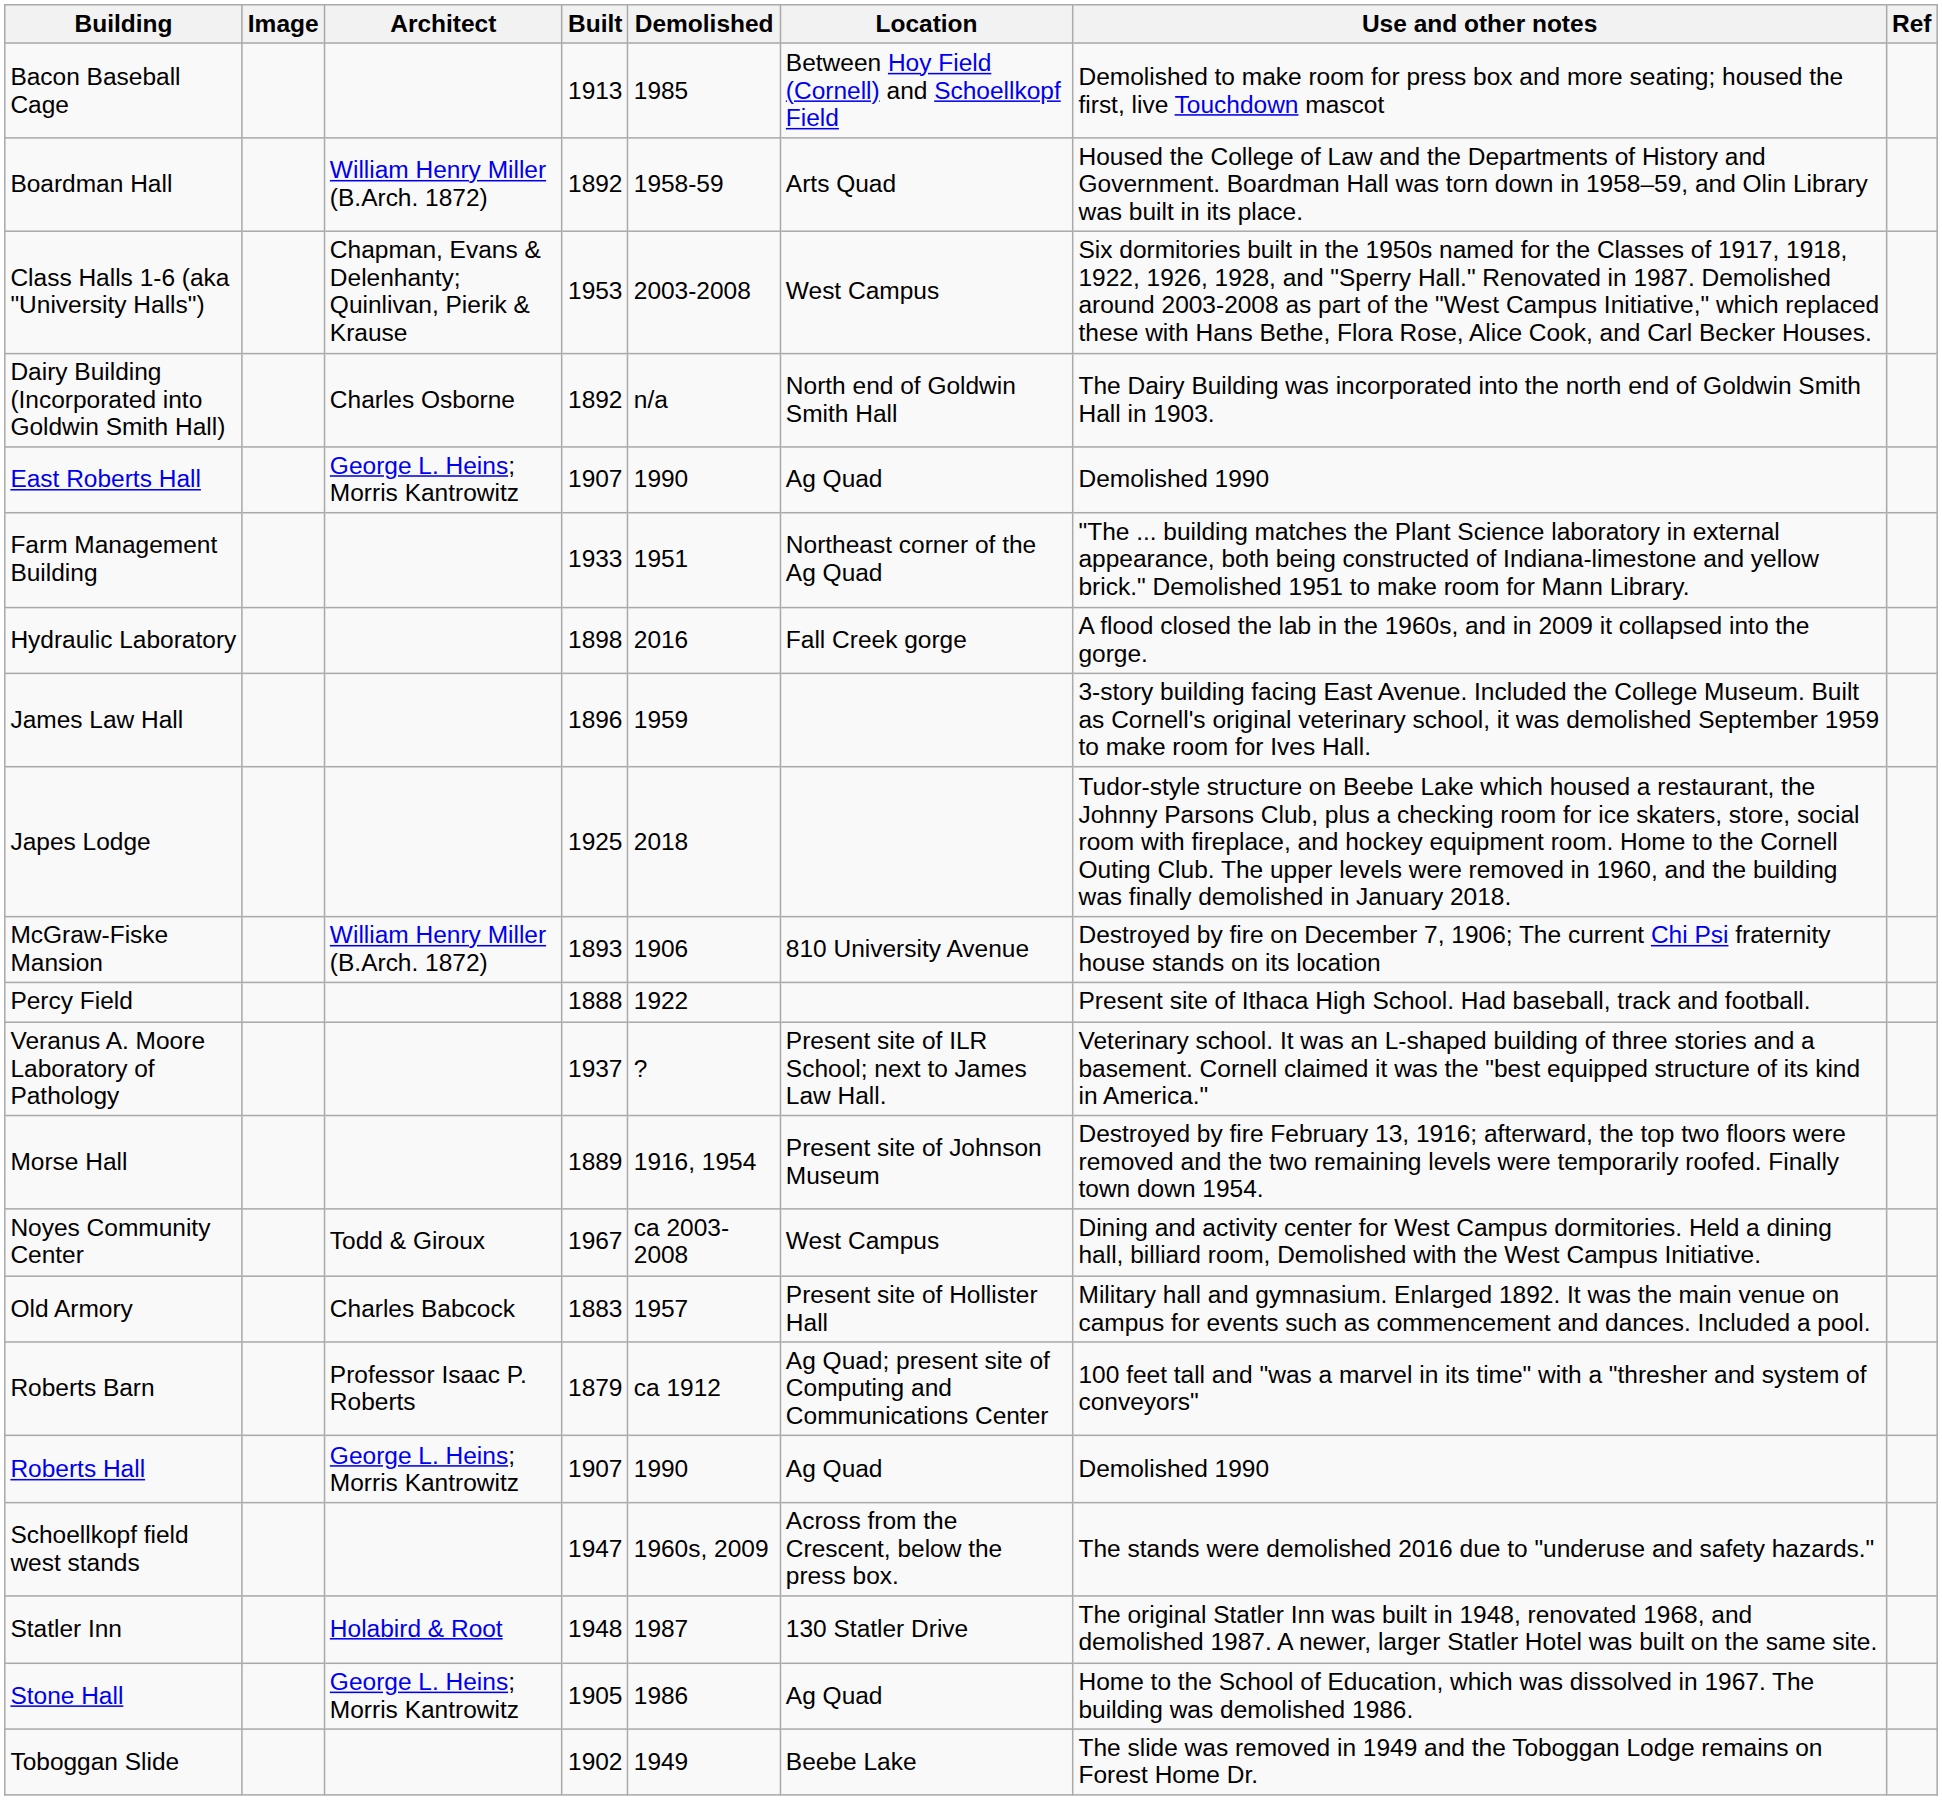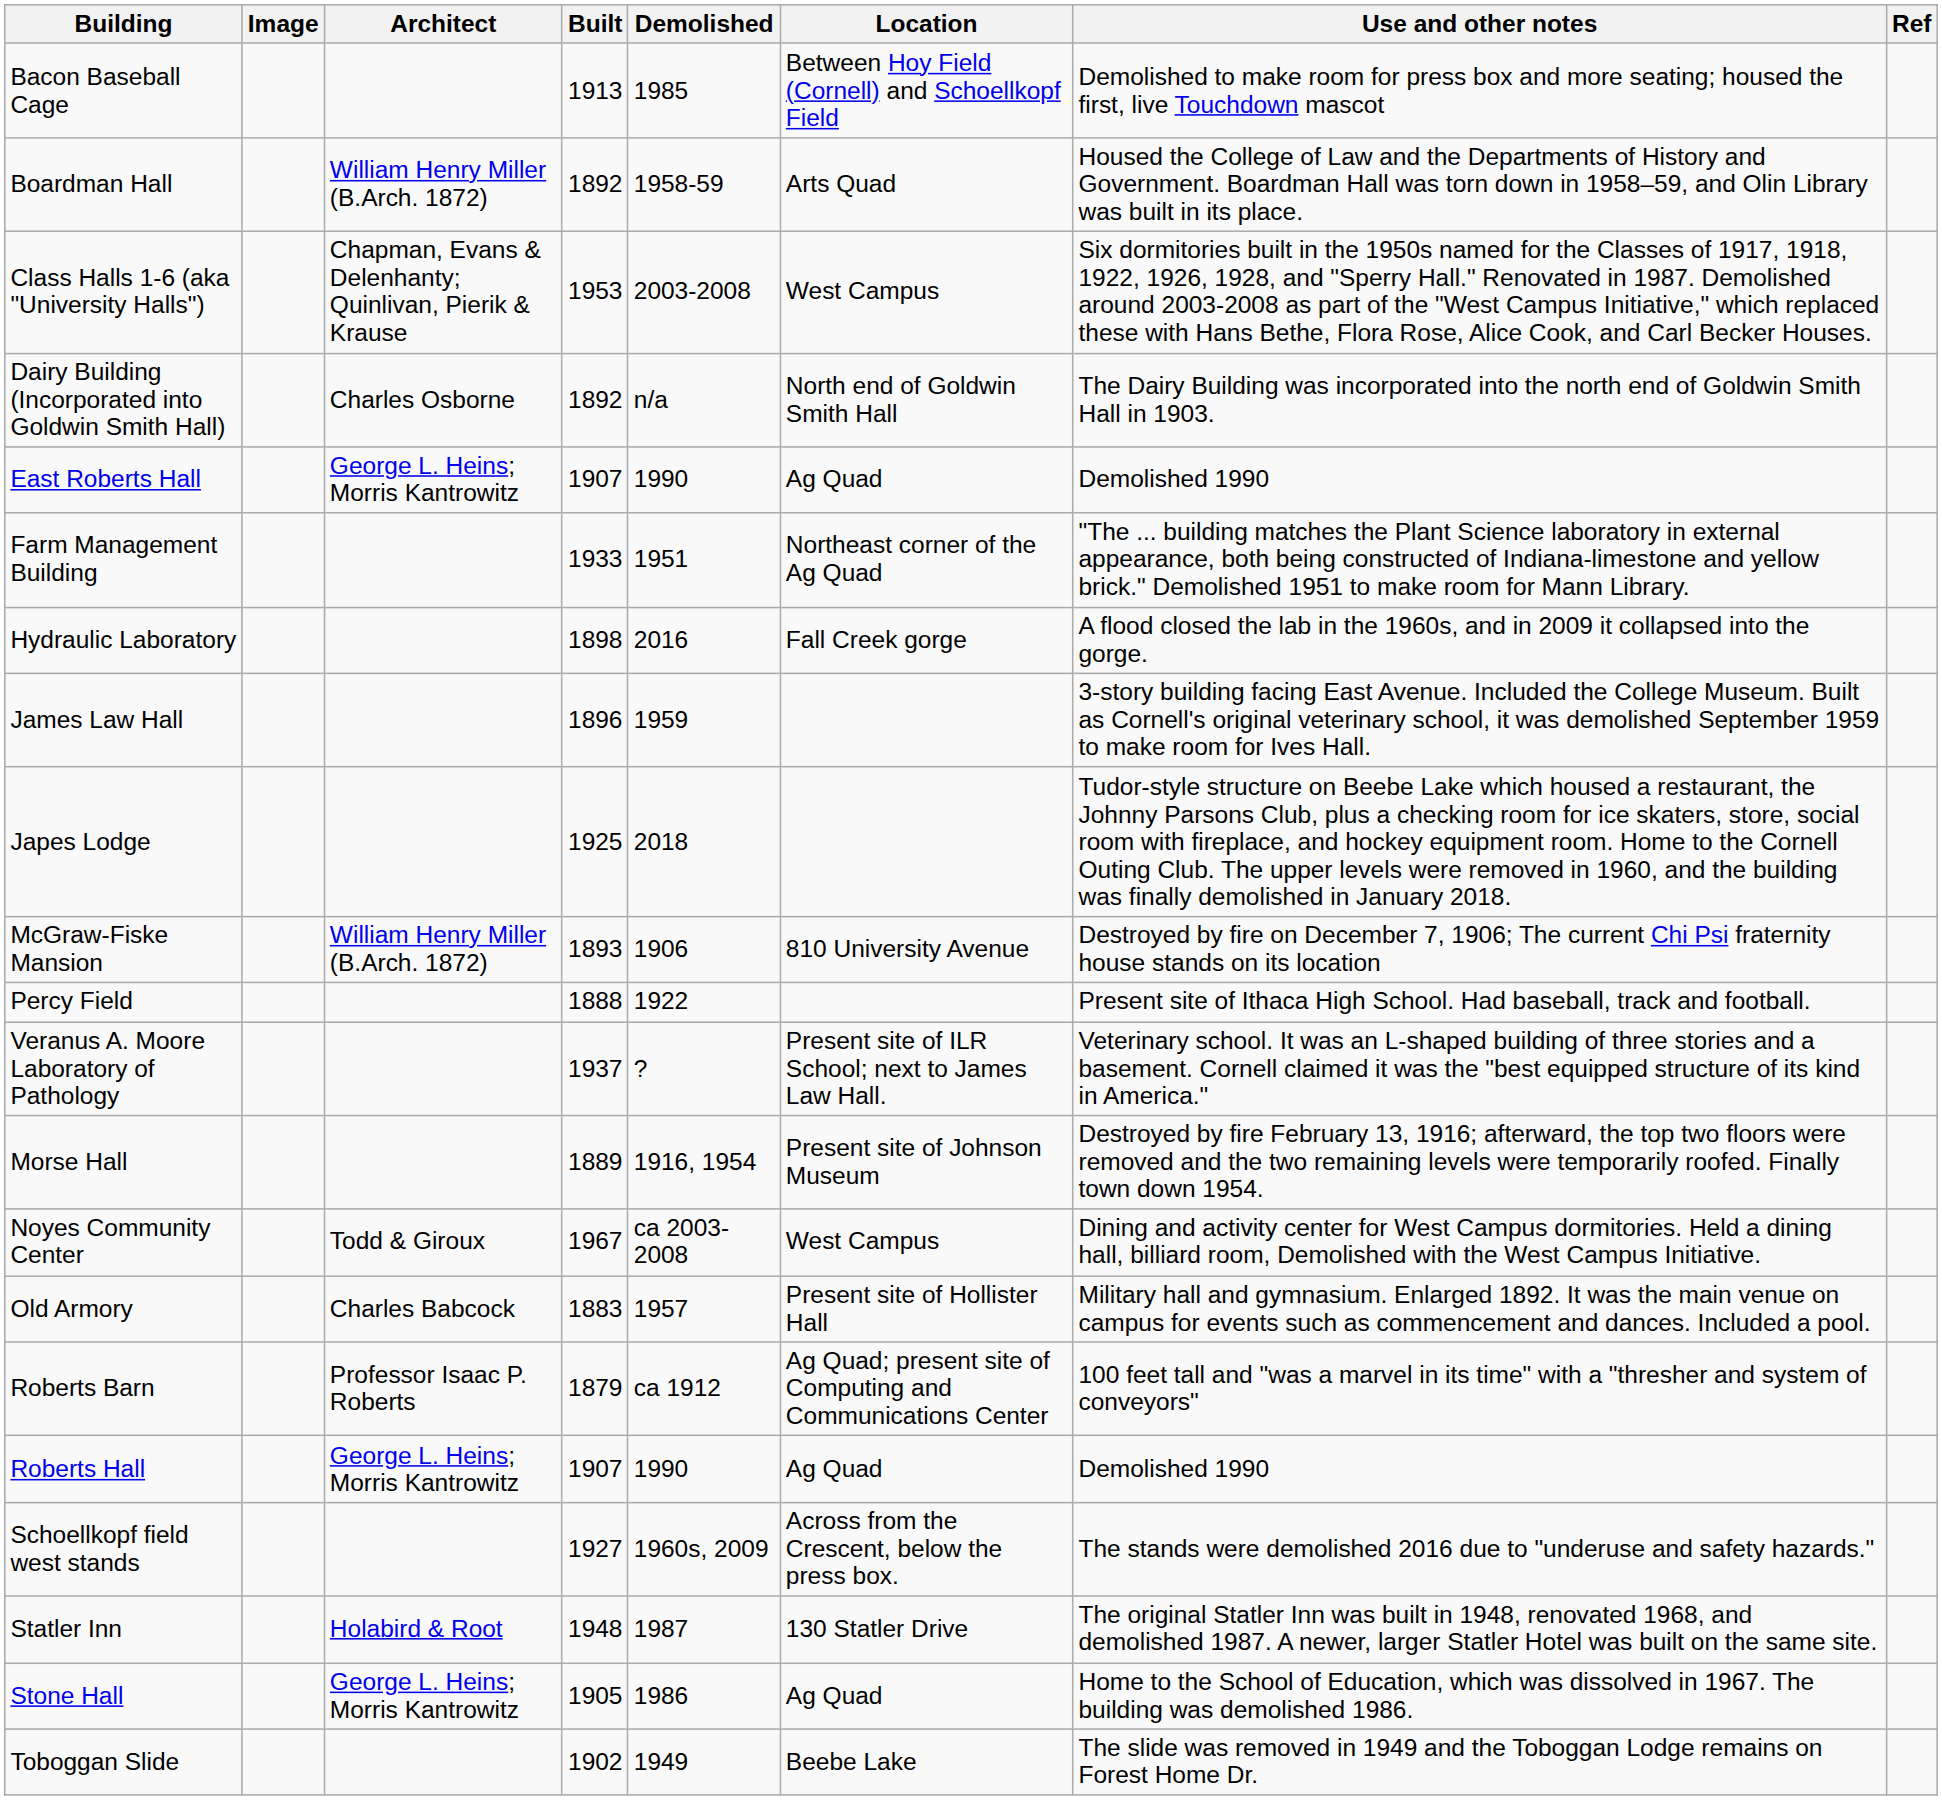(595, 1548) 1947 -> (595, 1548) 1927
